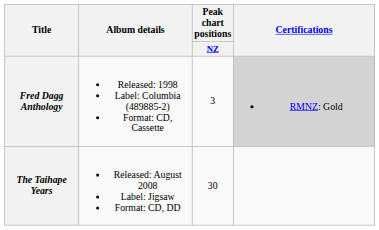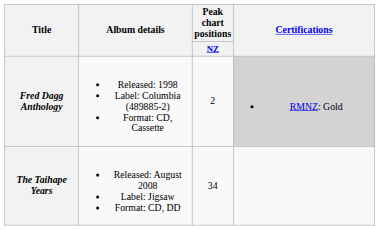(213, 101) 3 -> (213, 101) 2
(213, 185) 30 -> (213, 185) 34
